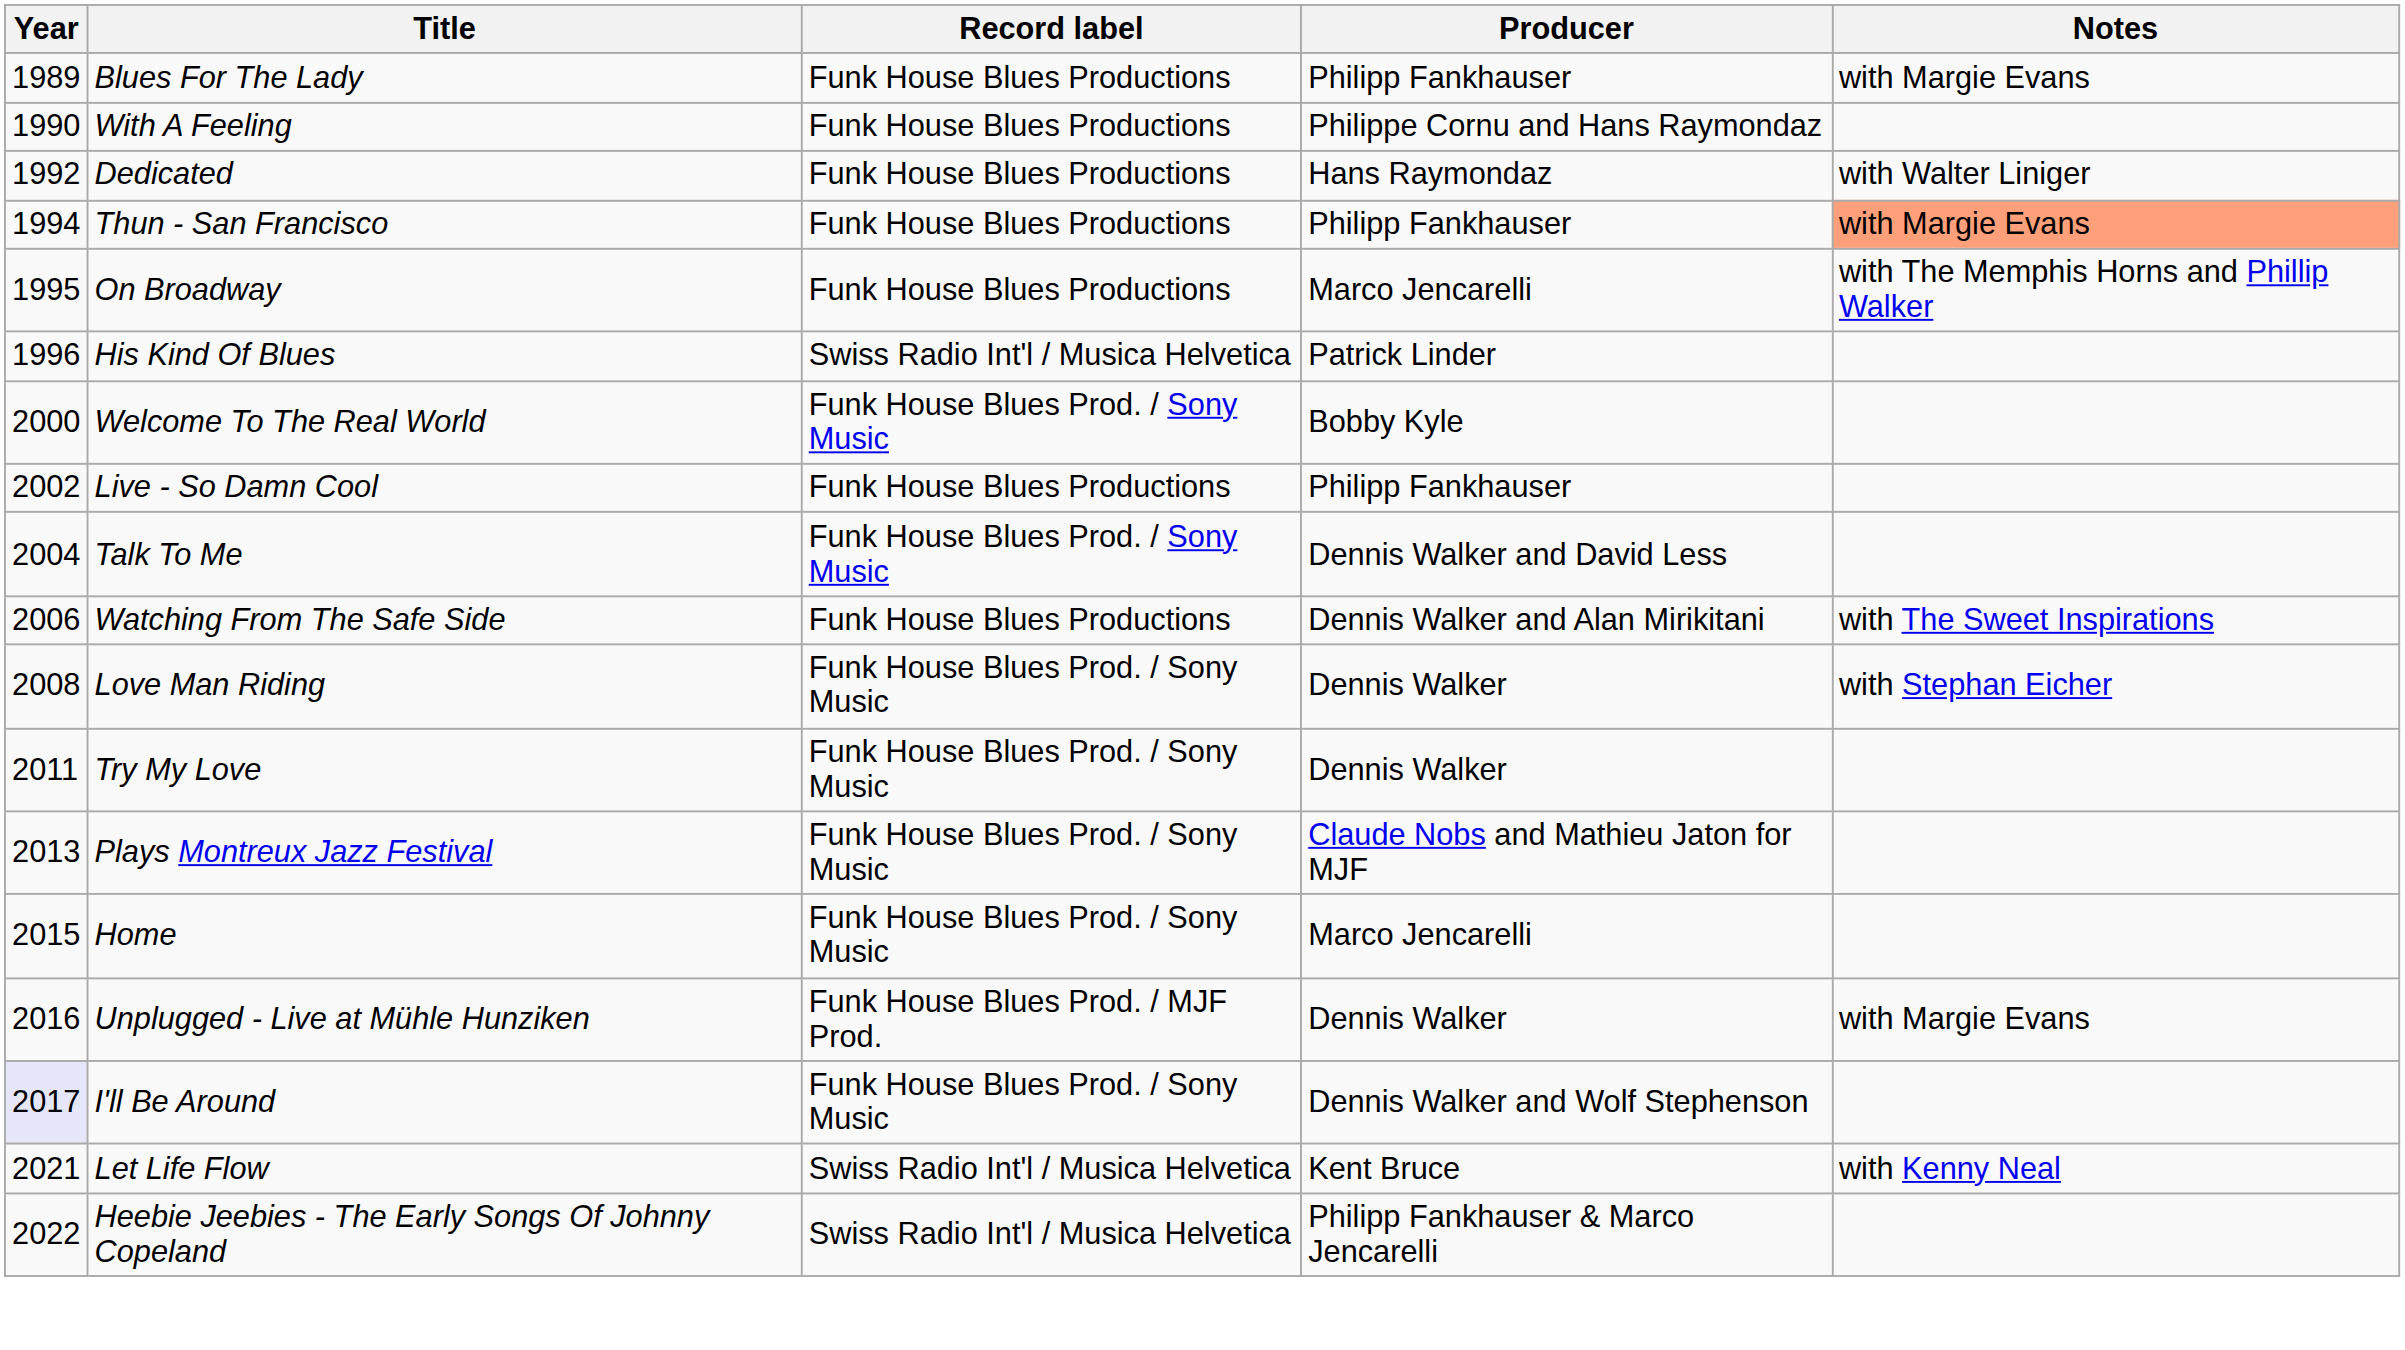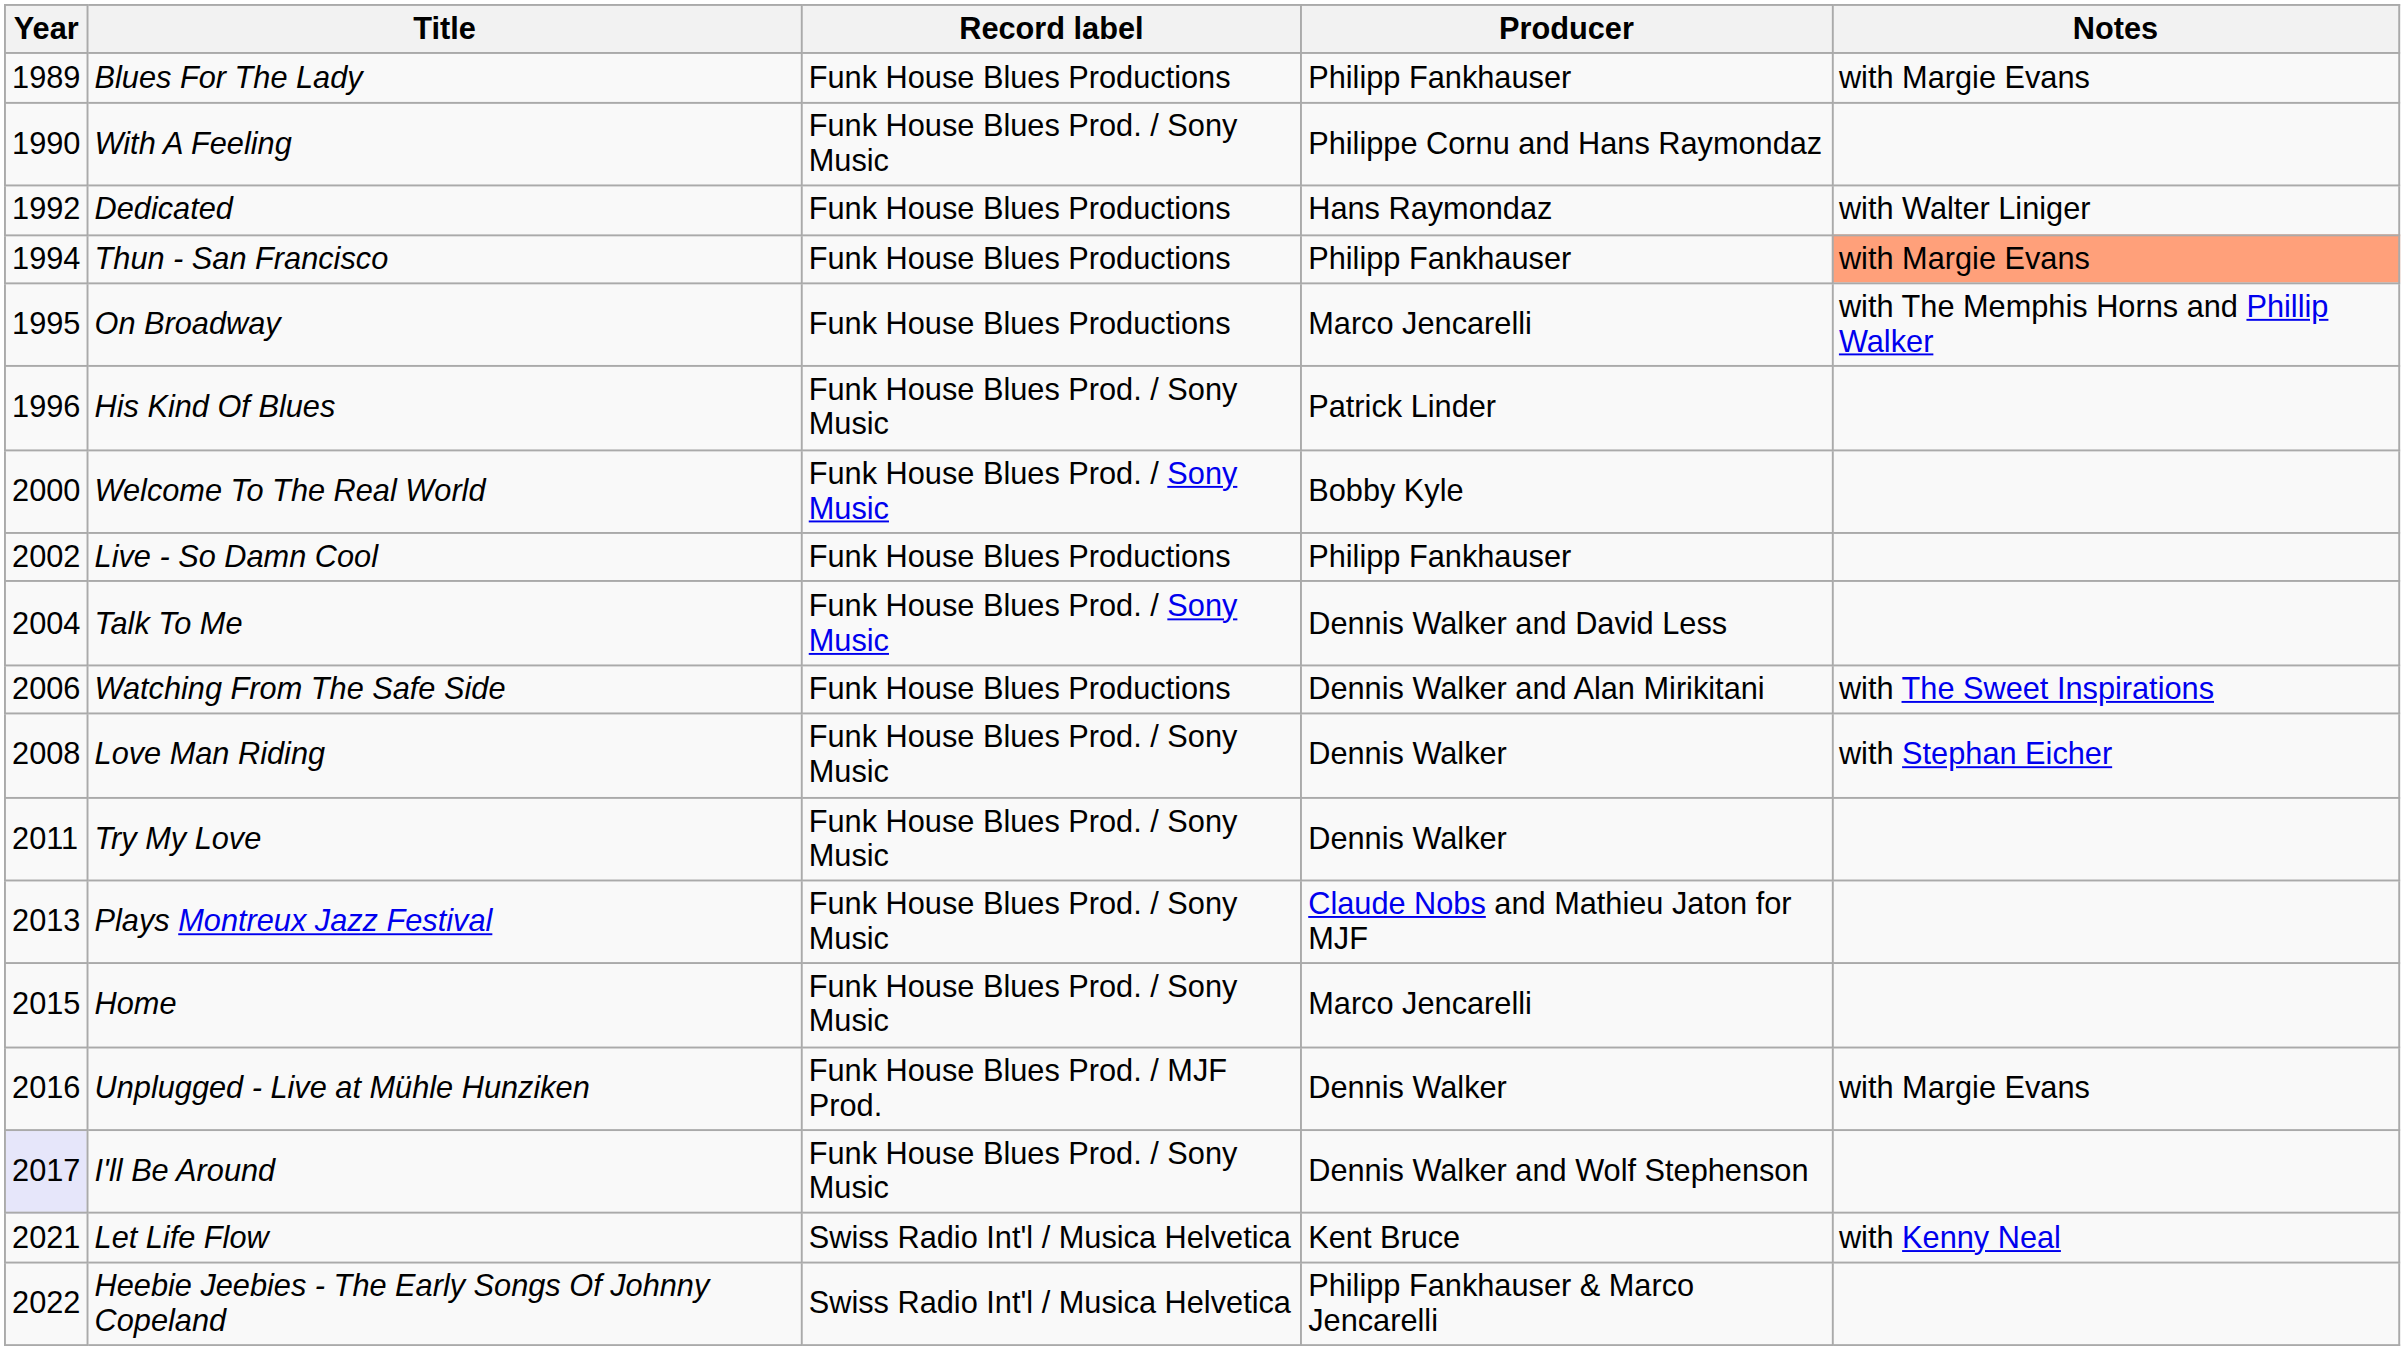(1020, 126) Funk House Blues Productions -> (1023, 143) Funk House Blues Prod. / Sony Music
(1050, 355) Swiss Radio Int'l / Musica Helvetica -> (1023, 407) Funk House Blues Prod. / Sony Music
